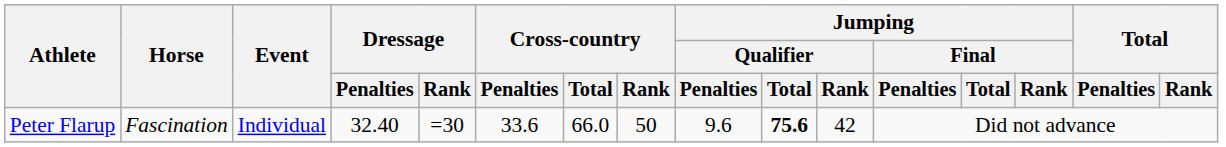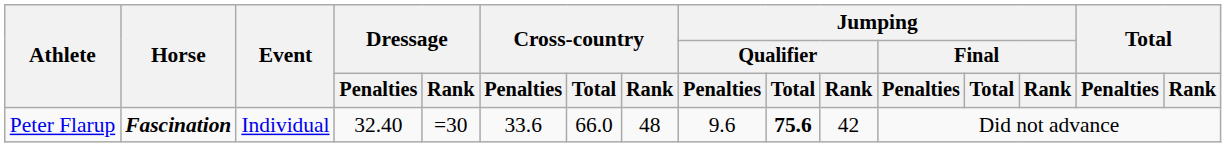(176, 124) normal -> (178, 124) bold
(646, 124) 50 -> (650, 124) 48
